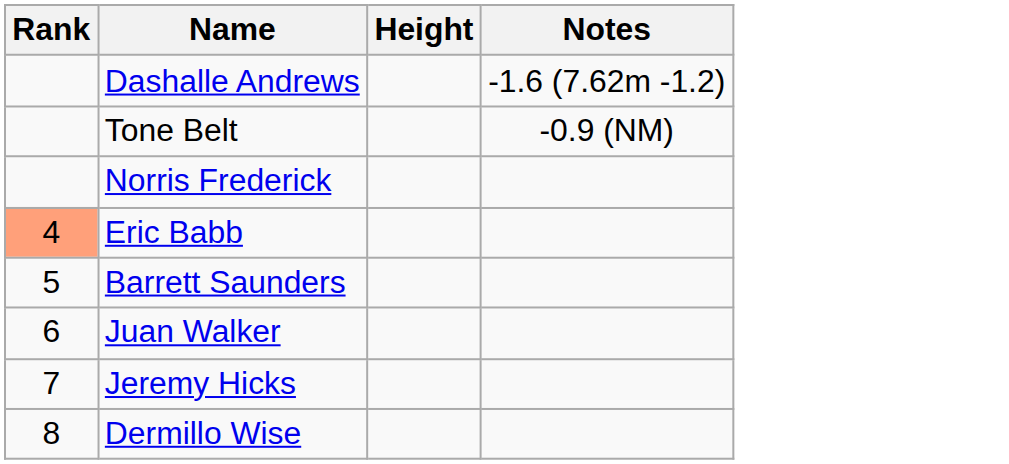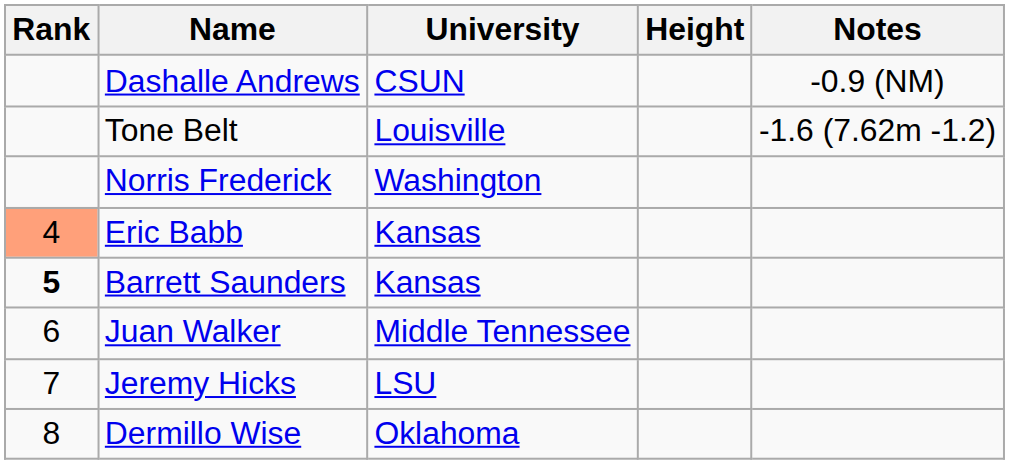+ column: (502, 29)
(607, 80) -1.6 (7.62m -1.2) -> (877, 80) -0.9 (NM)
(607, 130) -0.9 (NM) -> (877, 130) -1.6 (7.62m -1.2)
(51, 282) normal -> (51, 282) bold
